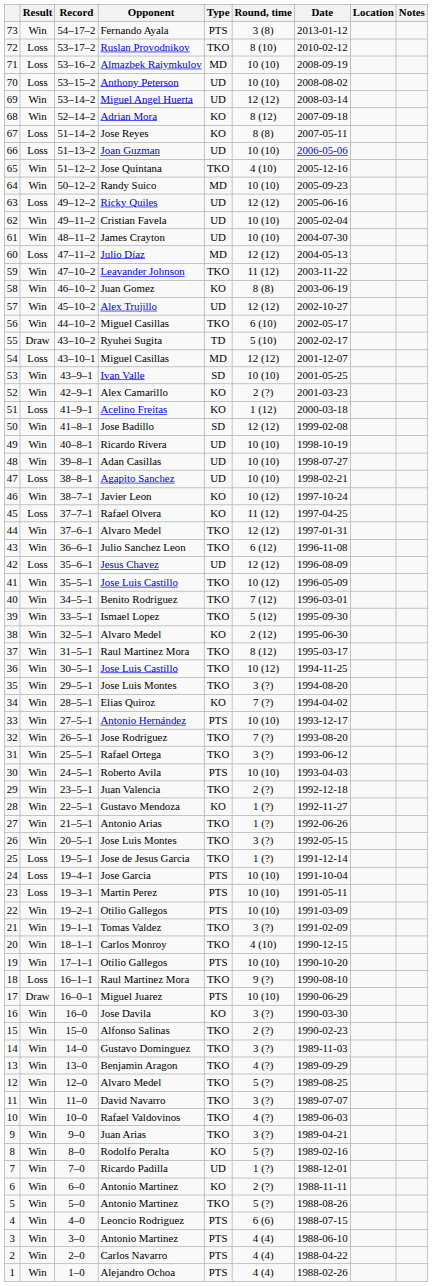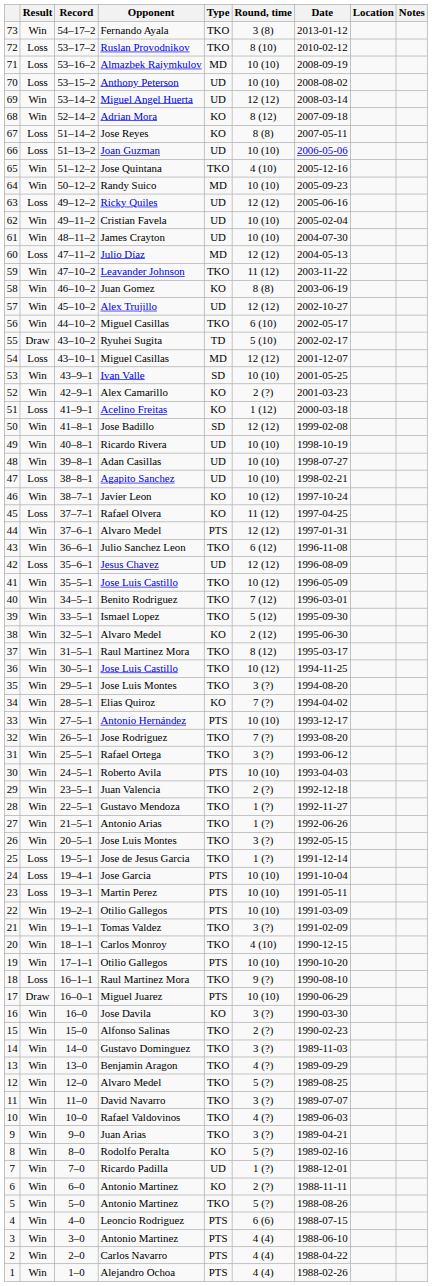(218, 30) PTS -> (218, 30) TKO
(218, 530) TKO -> (218, 530) PTS
(218, 806) KO -> (218, 806) TKO
